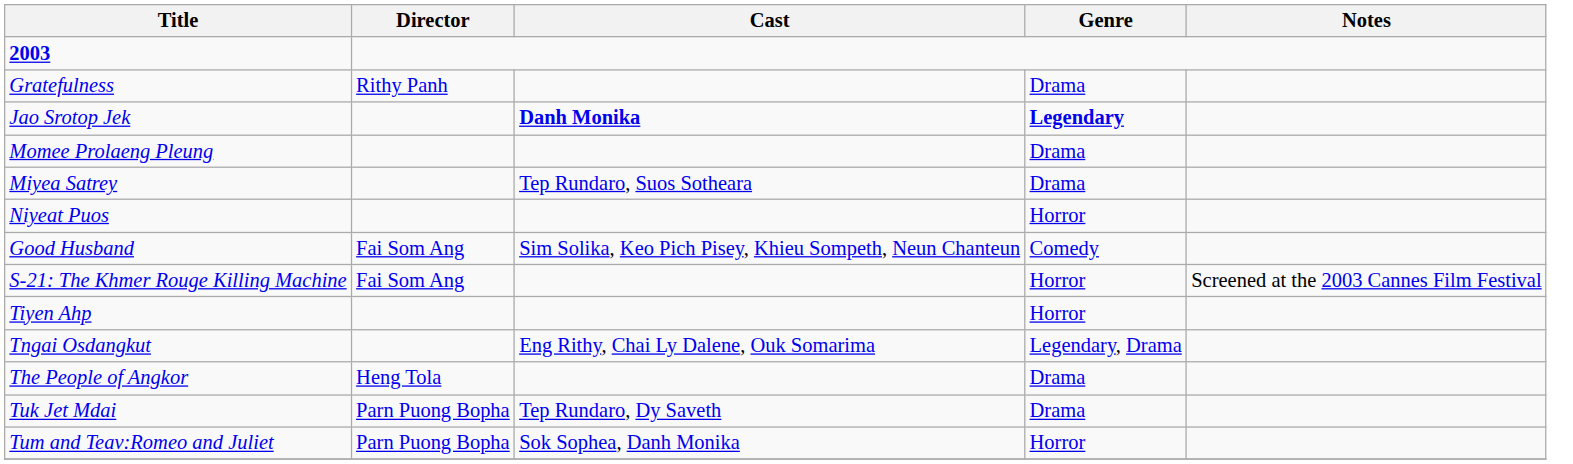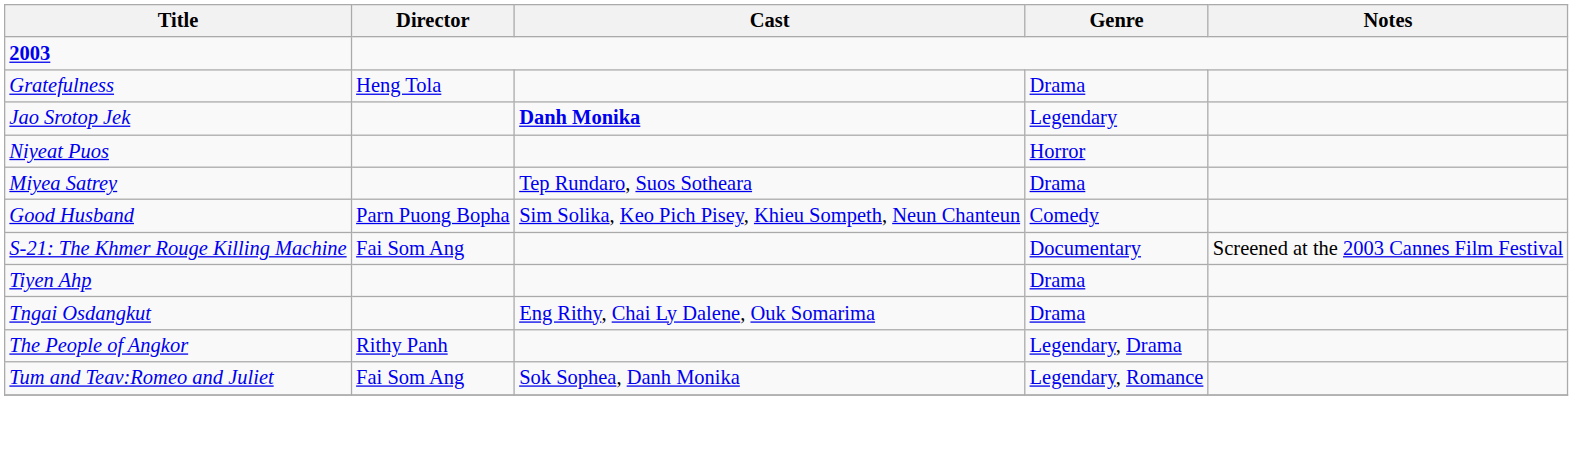(402, 85) Rithy Panh -> (399, 85) Heng Tola
(1077, 118) bold -> (1073, 118) normal
- row: (111, 150)
rows swapped: (63, 183) <-> (59, 215)
(410, 248) Fai Som Ang -> (433, 215) Parn Puong Bopha
(1057, 280) Horror -> (1085, 248) Documentary
(1057, 313) Horror -> (1057, 280) Drama
(1106, 345) Legendary, Drama -> (1057, 313) Drama
(399, 378) Heng Tola -> (402, 345) Rithy Panh
(1057, 378) Drama -> (1106, 345) Legendary, Drama
- row: (63, 410)
(433, 442) Parn Puong Bopha -> (410, 378) Fai Som Ang
(1057, 442) Horror -> (1116, 378) Legendary, Romance
